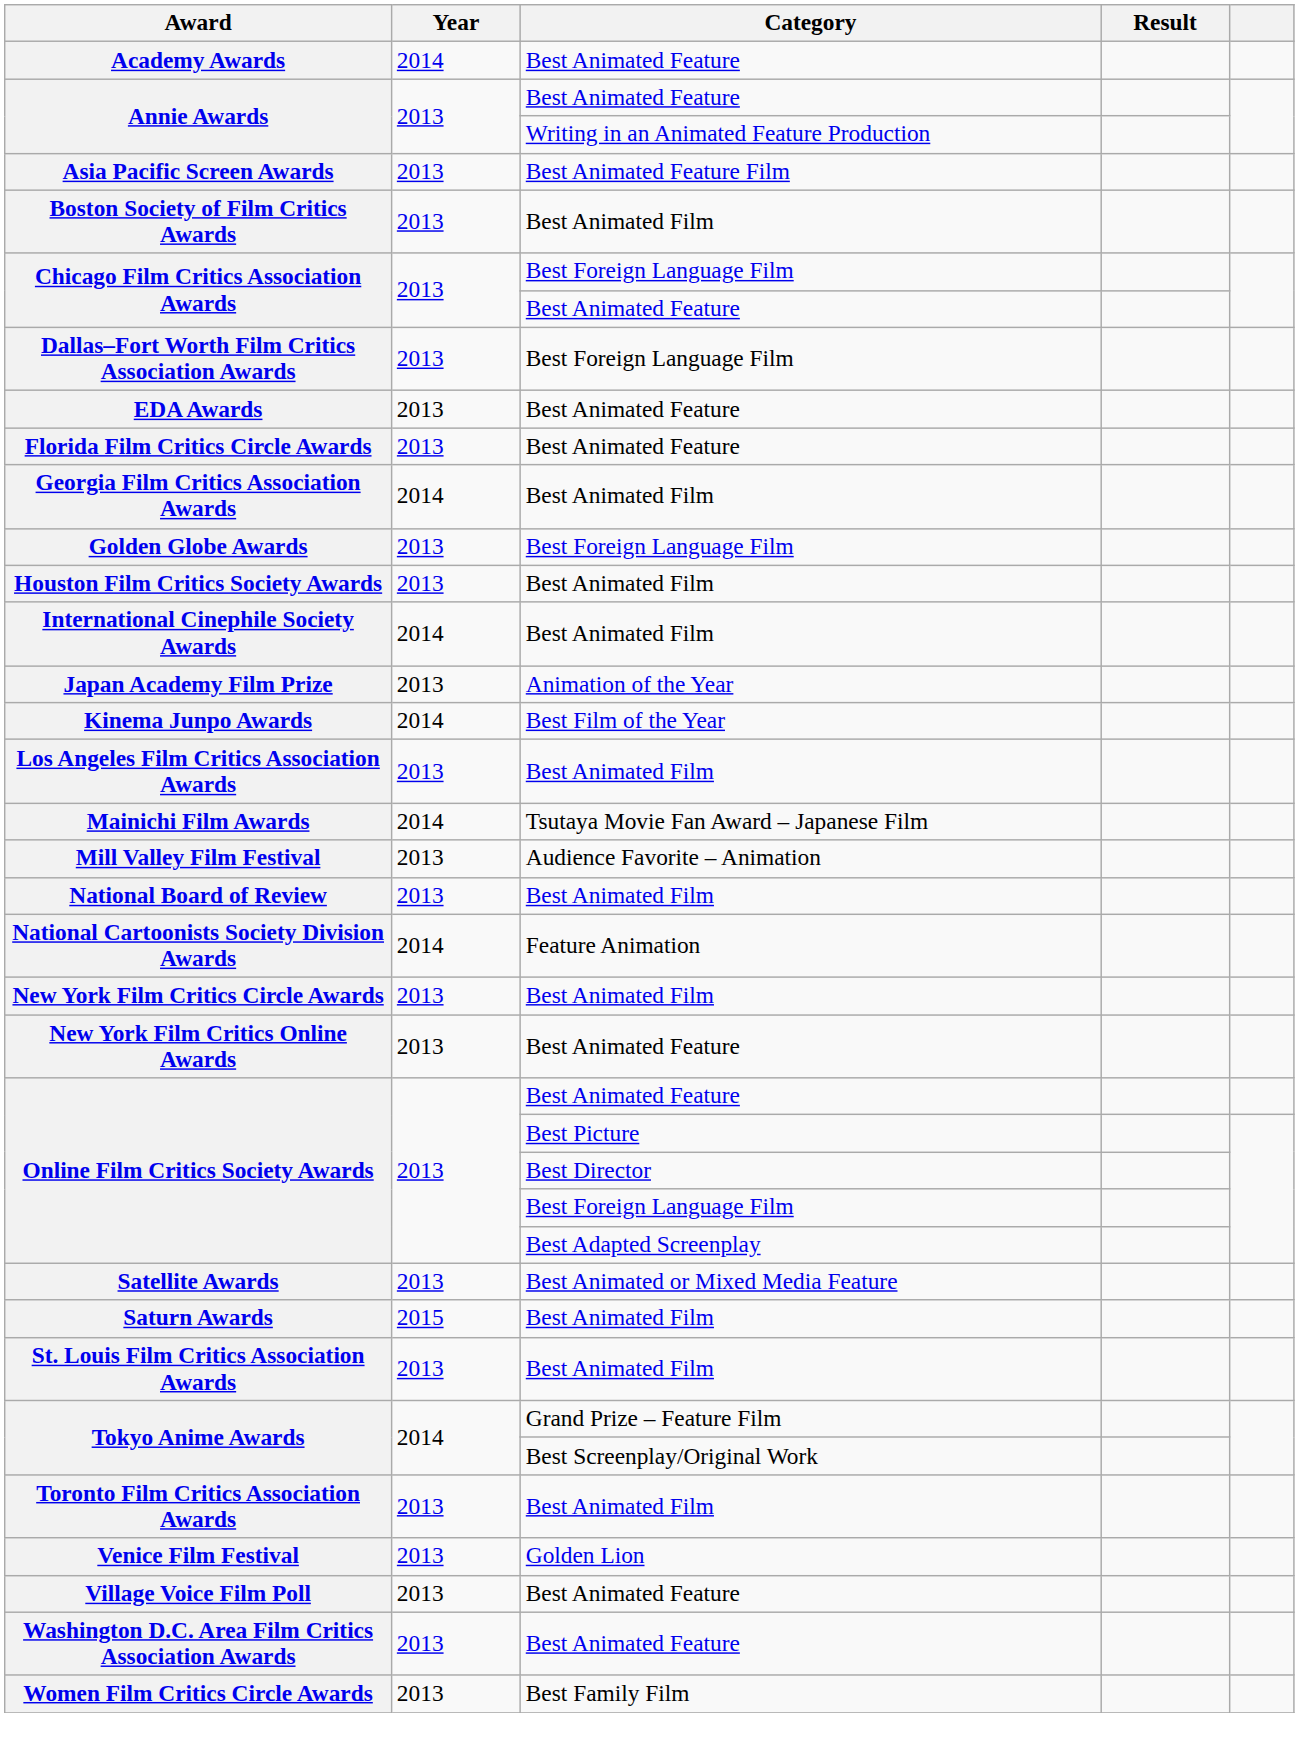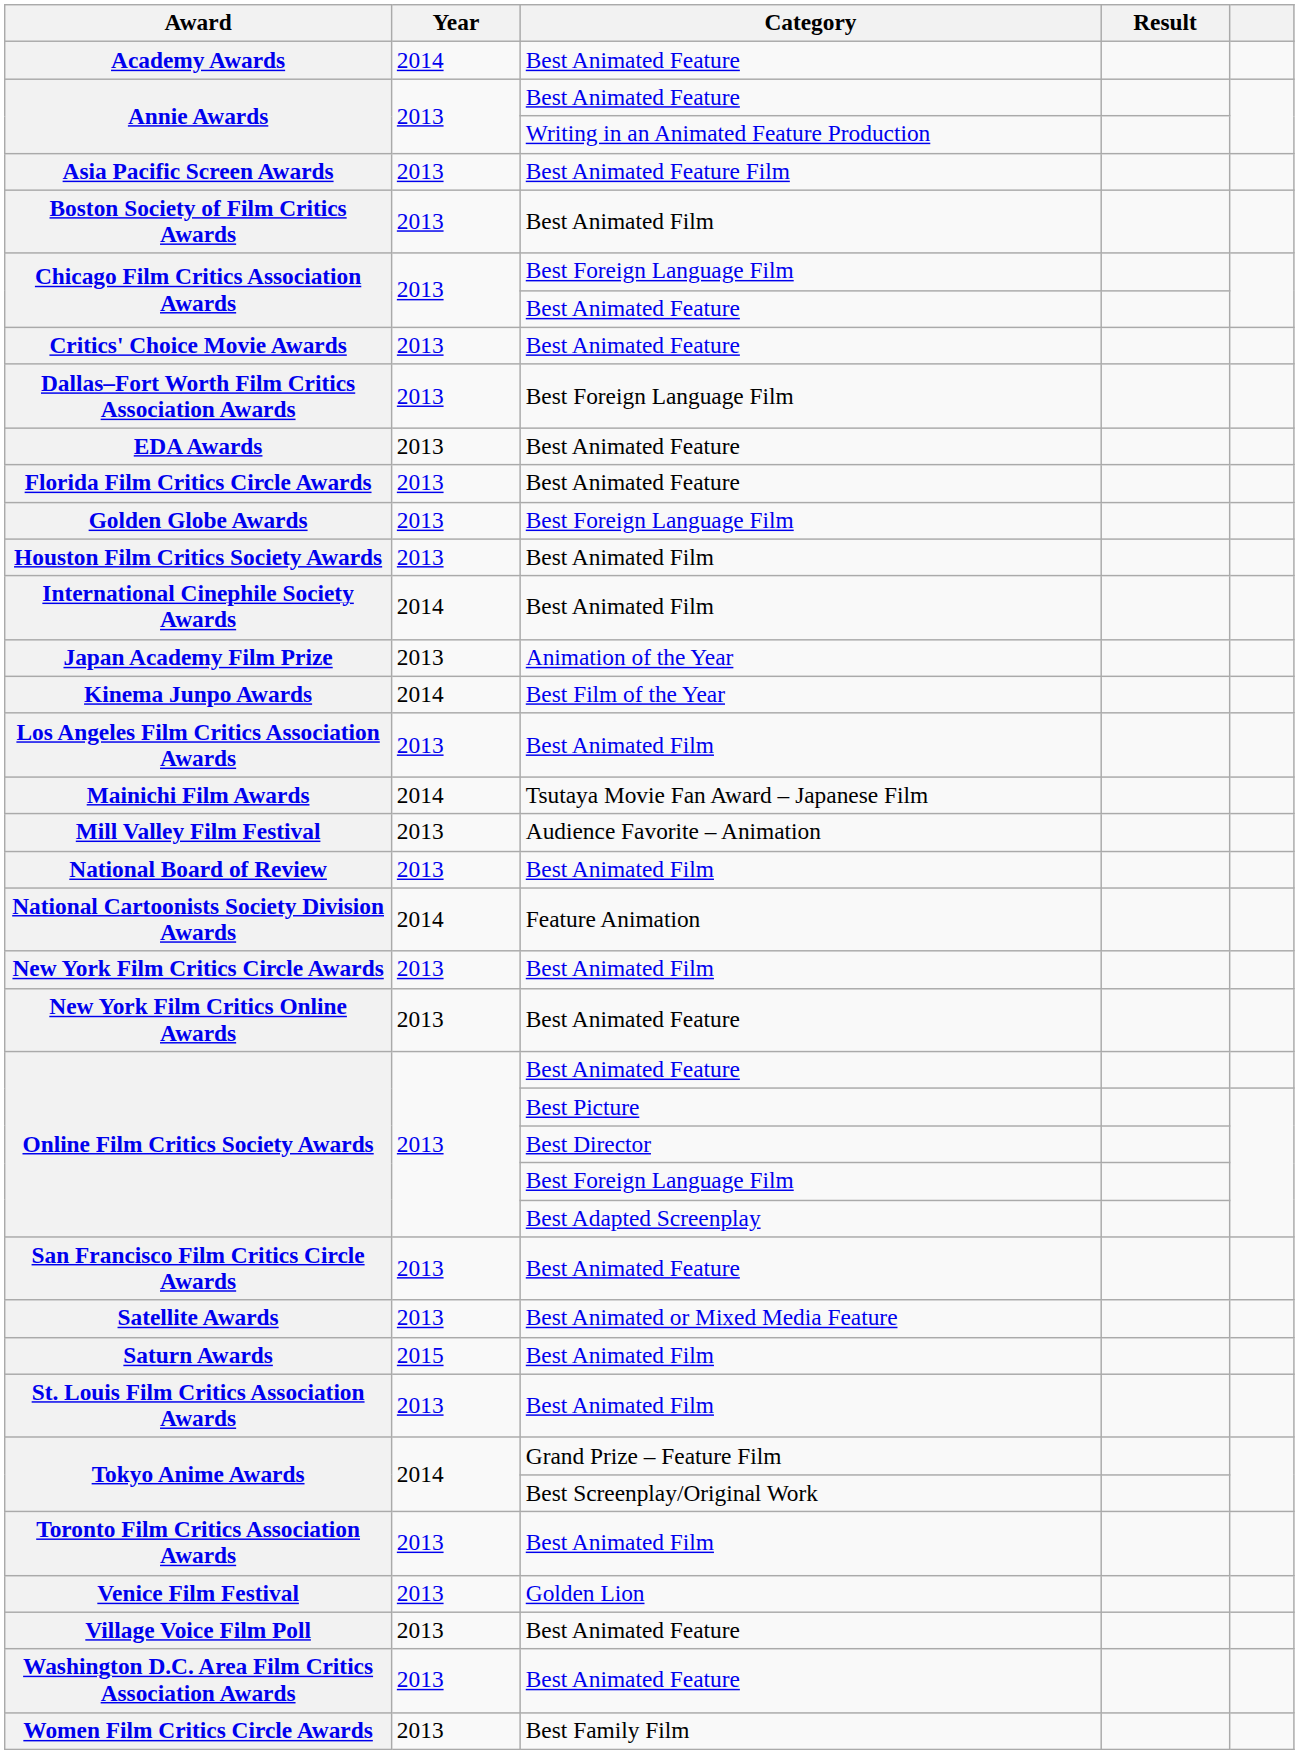+ row: (198, 345)
- row: (198, 496)
+ row: (198, 1268)
